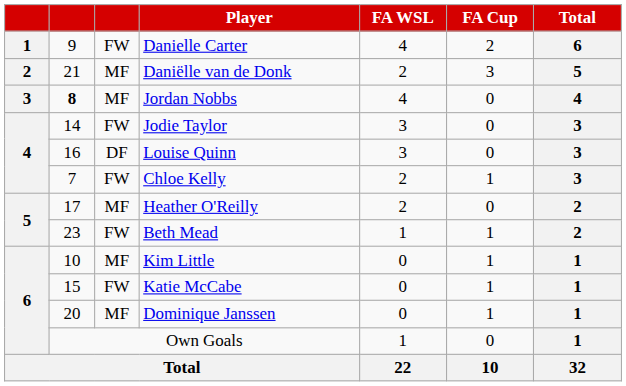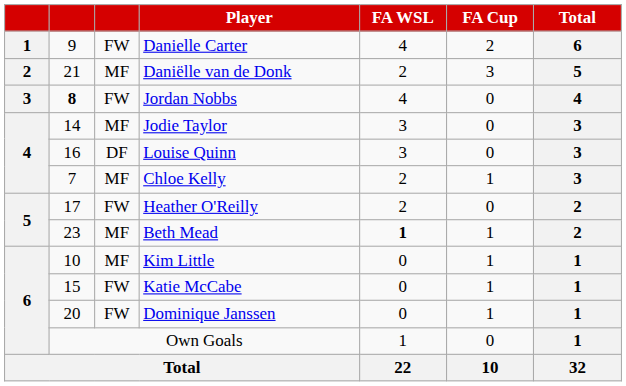(117, 98) MF -> (117, 98) FW
(117, 125) FW -> (117, 125) MF
(117, 179) FW -> (117, 179) MF
(117, 206) MF -> (117, 206) FW
(117, 233) FW -> (117, 233) MF
(403, 233) normal -> (403, 233) bold
(117, 313) MF -> (117, 313) FW
